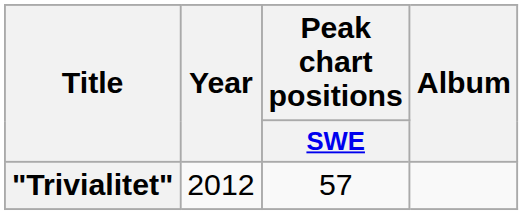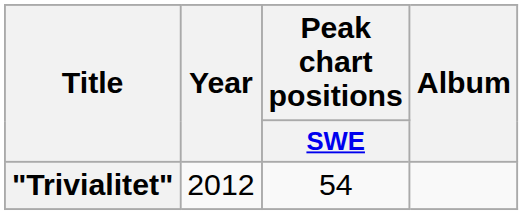(336, 184) 57 -> (336, 184) 54
